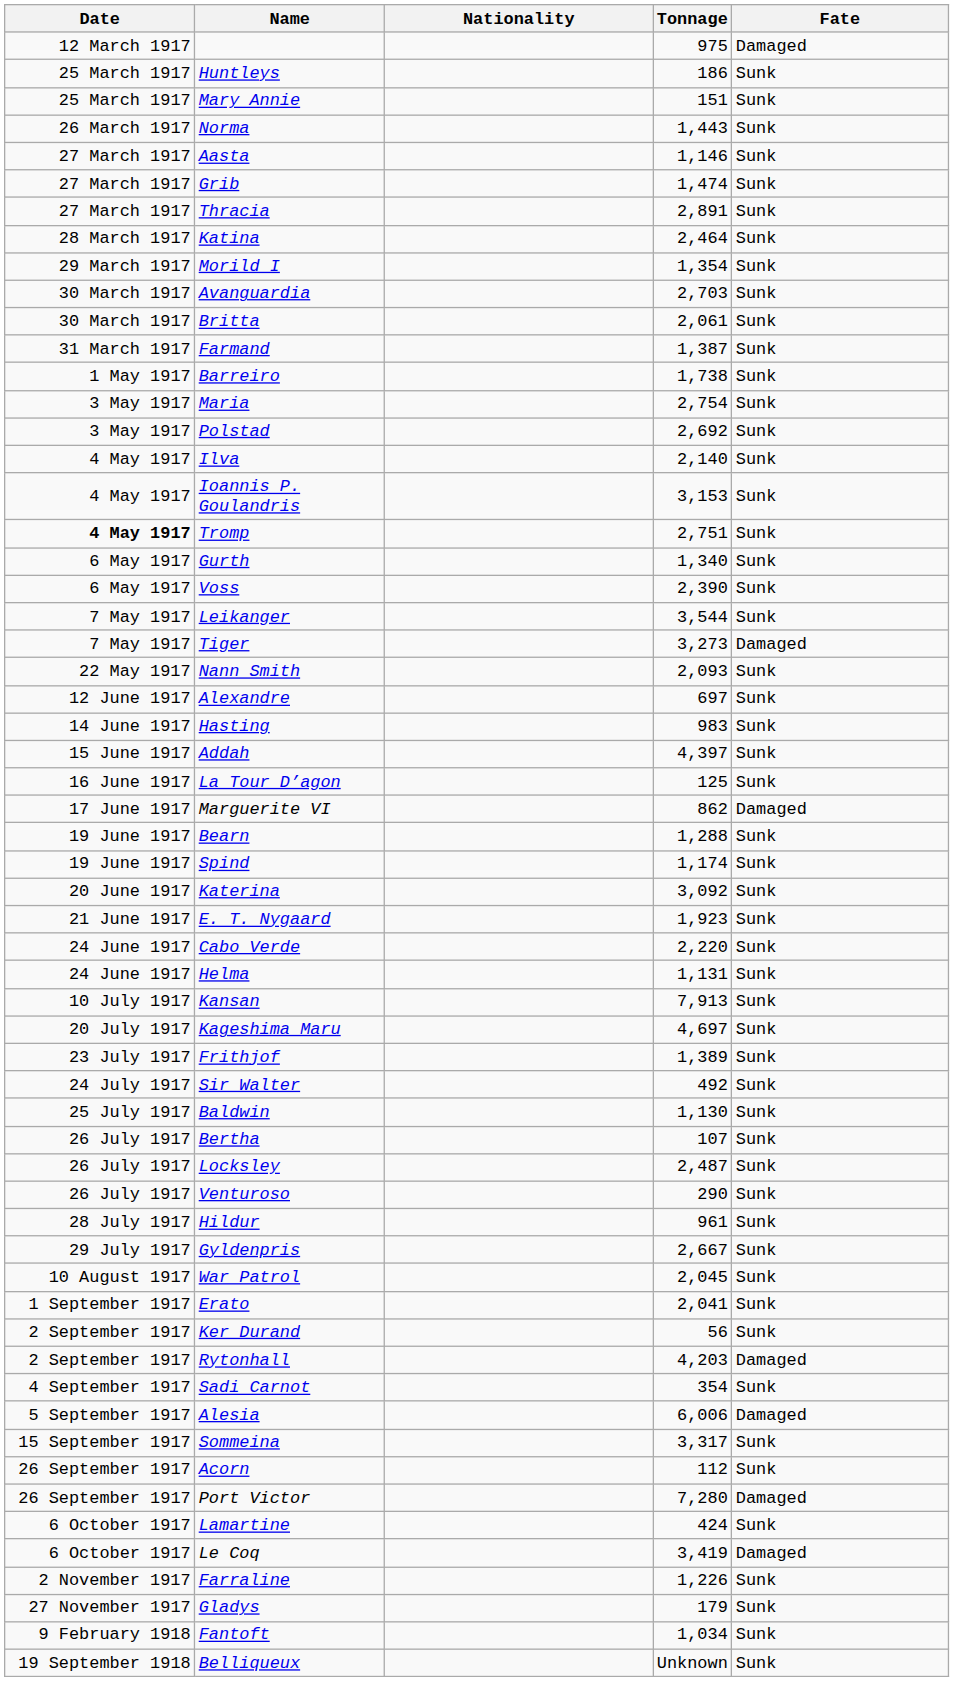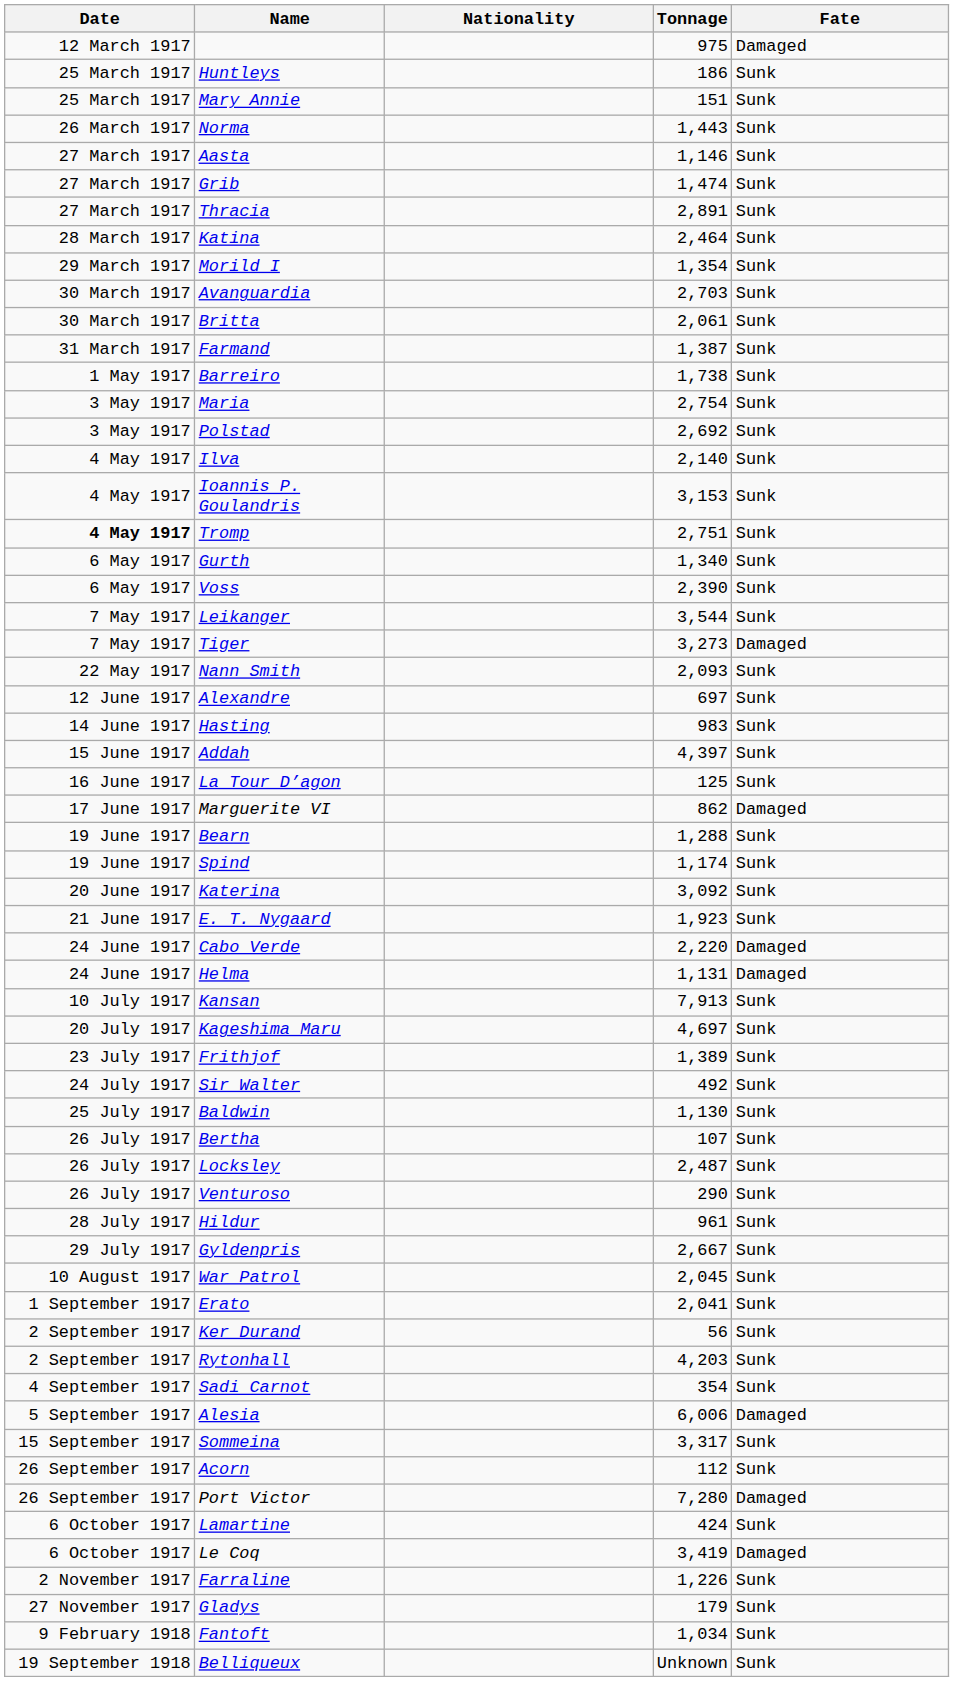(756, 947) Sunk -> (771, 947) Damaged
(756, 974) Sunk -> (771, 974) Damaged
(771, 1360) Damaged -> (756, 1360) Sunk
